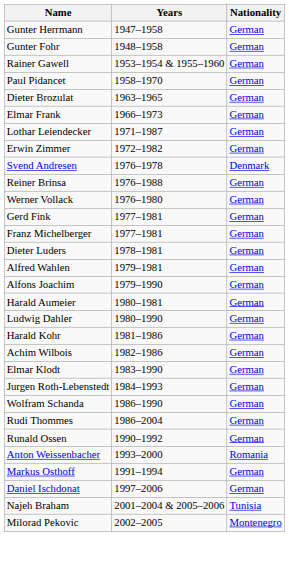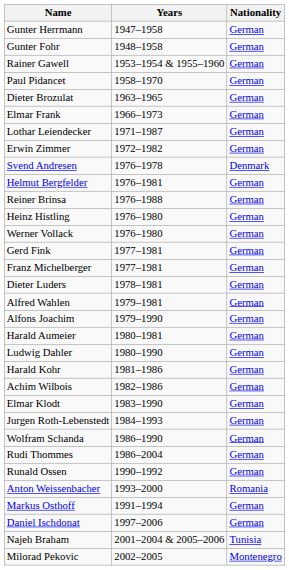+ row: (47, 183)
+ row: (38, 217)
